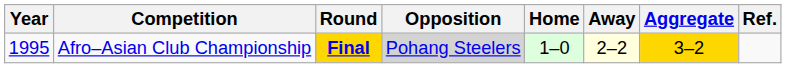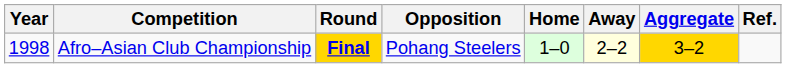(29, 47) 1995 -> (29, 47) 1998
(453, 47) lightgrey background -> (453, 47) no background
